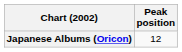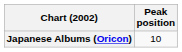(156, 39) 12 -> (156, 39) 10
